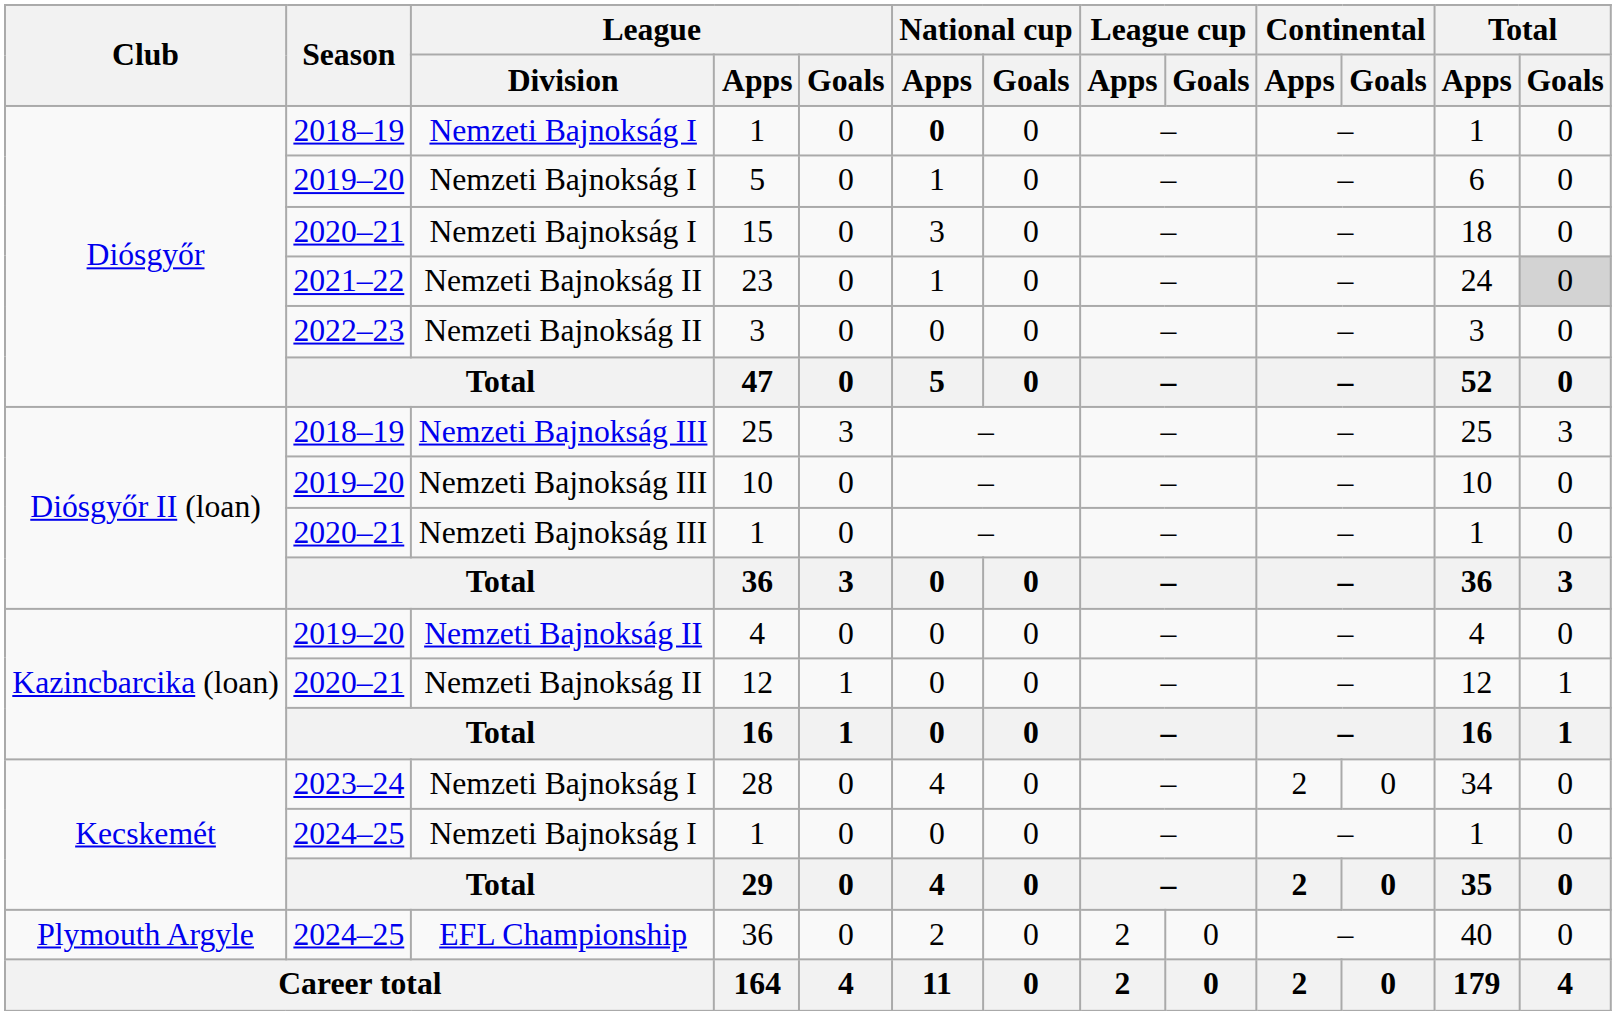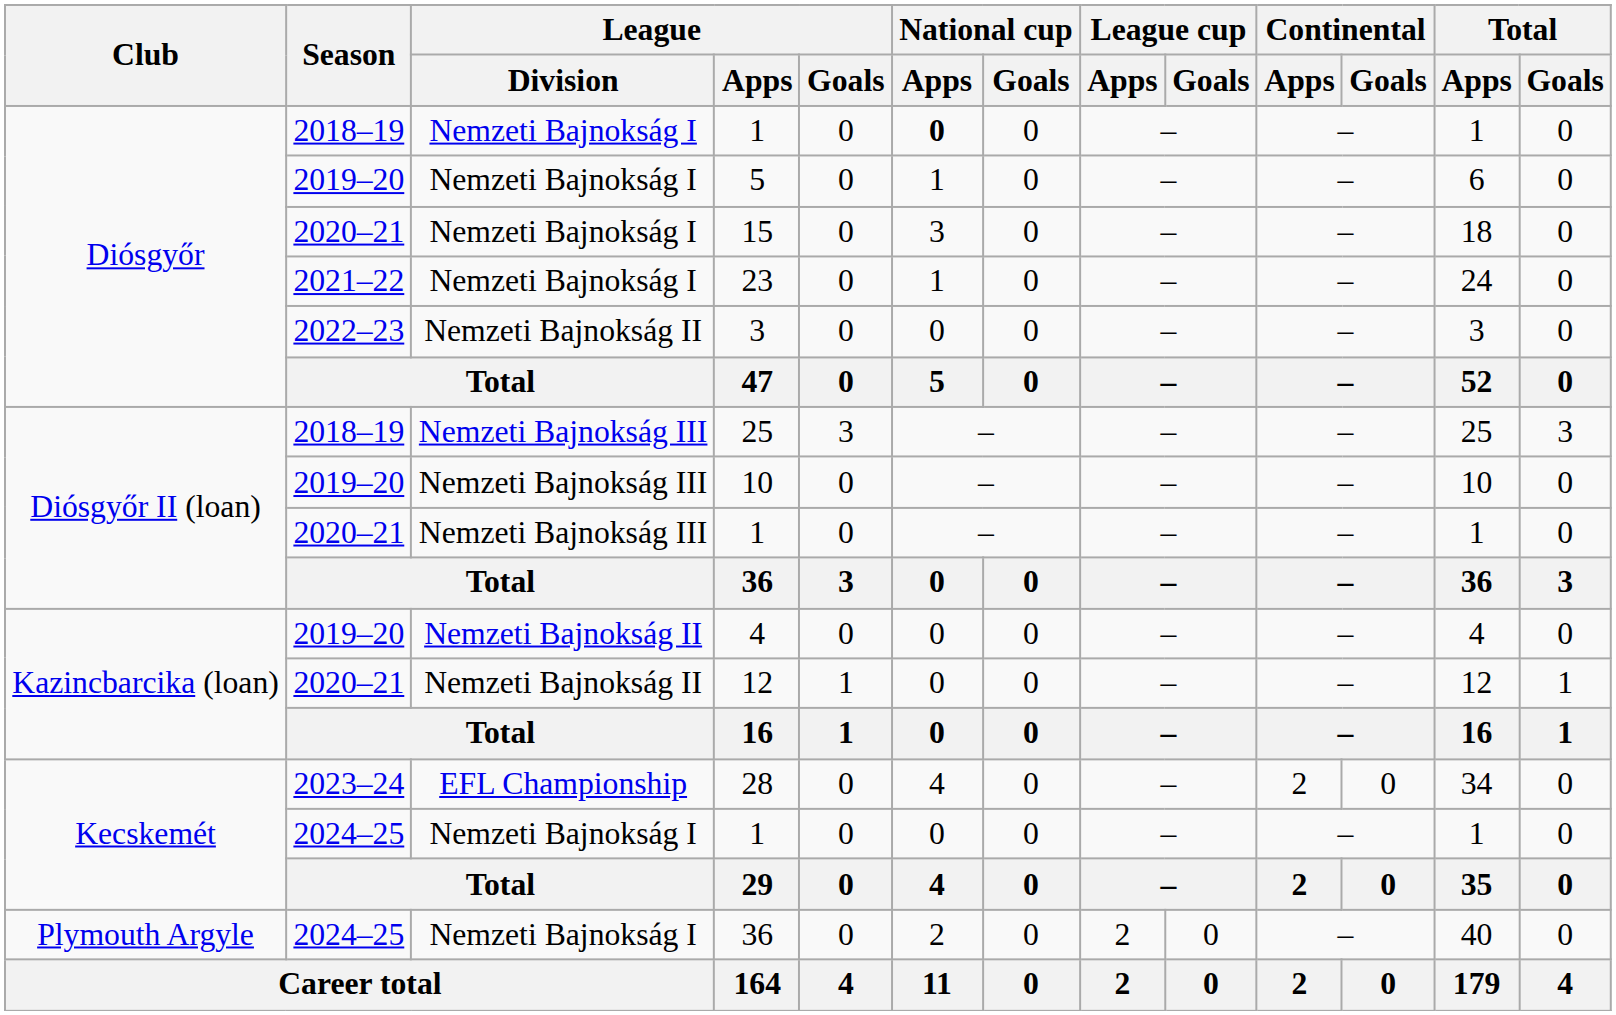(563, 280) Nemzeti Bajnokság II -> (563, 280) Nemzeti Bajnokság I
(1565, 280) lightgrey background -> (1565, 280) no background
(563, 783) Nemzeti Bajnokság I -> (563, 783) EFL Championship
(563, 933) EFL Championship -> (563, 933) Nemzeti Bajnokság I
